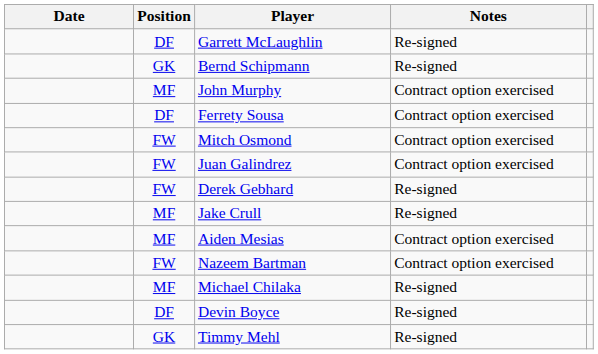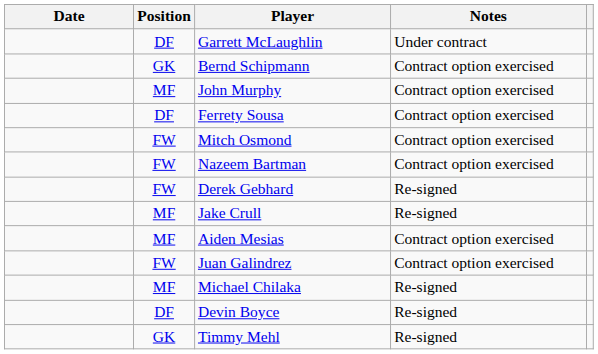(426, 41) Re-signed -> (441, 41) Under contract
(426, 66) Re-signed -> (474, 66) Contract option exercised
rows swapped: (245, 164) <-> (252, 262)
